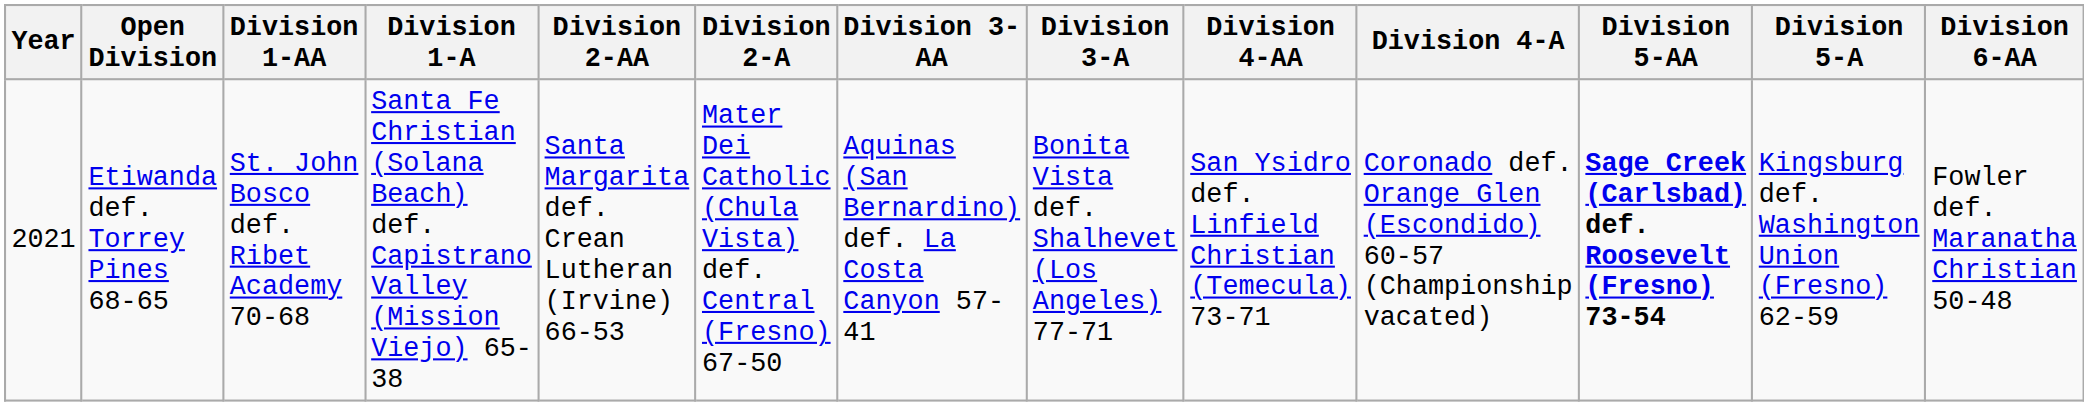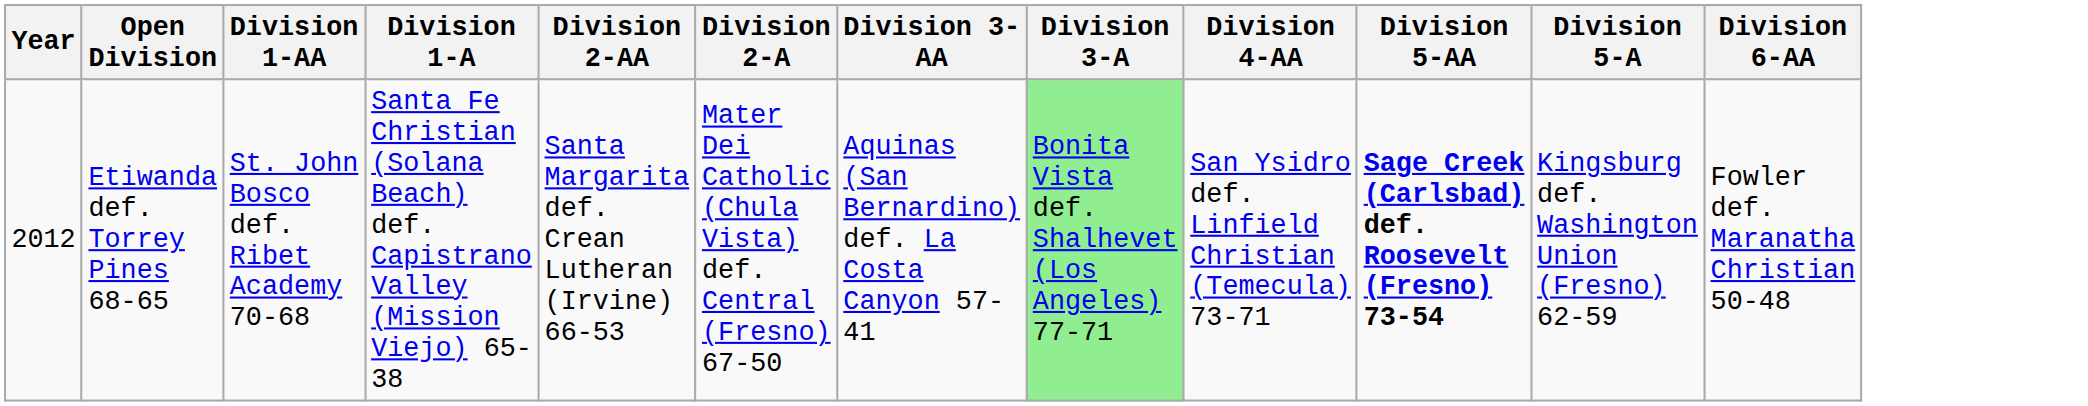- column: (1468, 42)
(44, 240) 2021 -> (44, 240) 2012
(1105, 240) no background -> (1105, 240) lightgreen background
